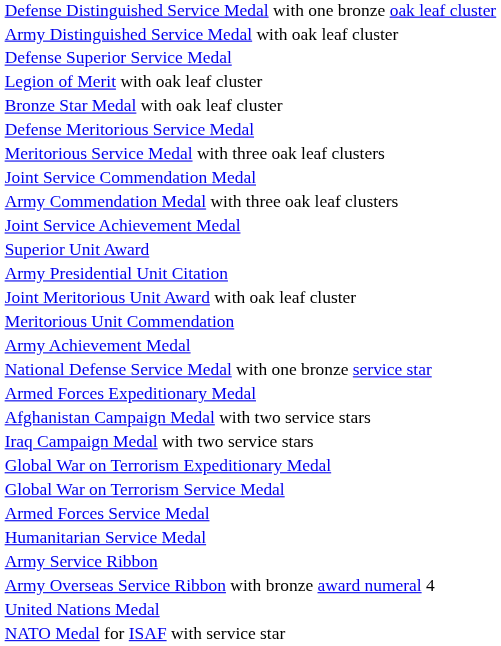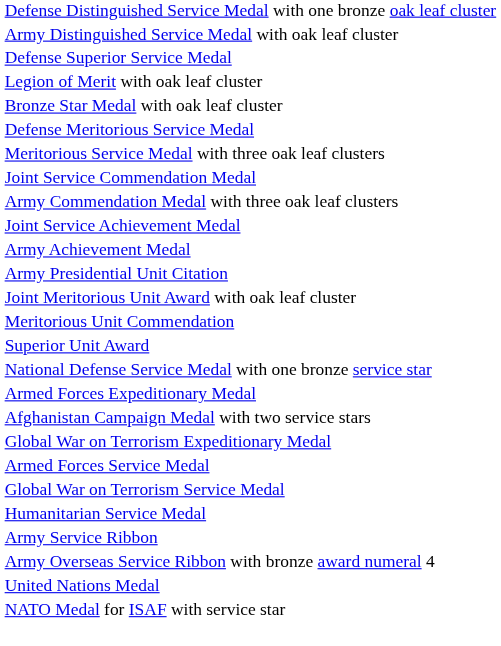rows swapped: (98, 345) <-> (77, 249)
- row: (159, 441)
rows swapped: (145, 489) <-> (107, 513)
